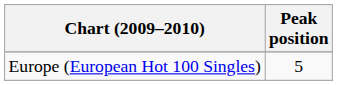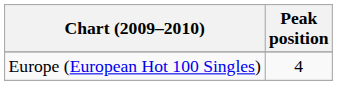(299, 66) 5 -> (299, 66) 4
